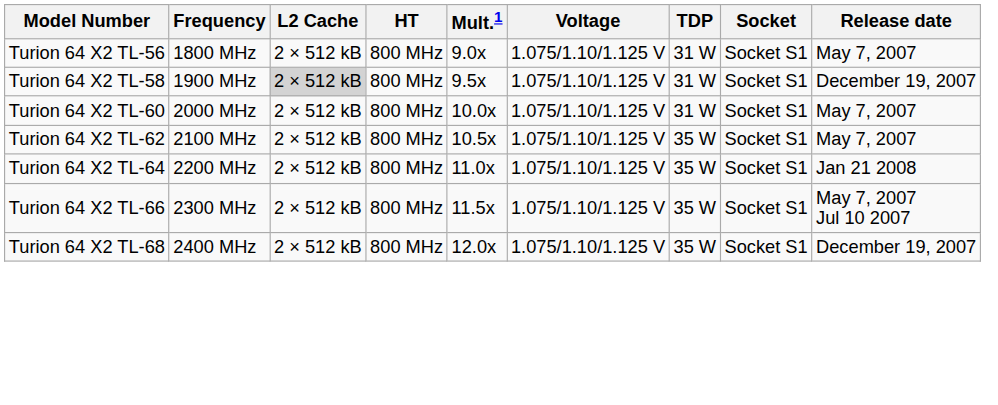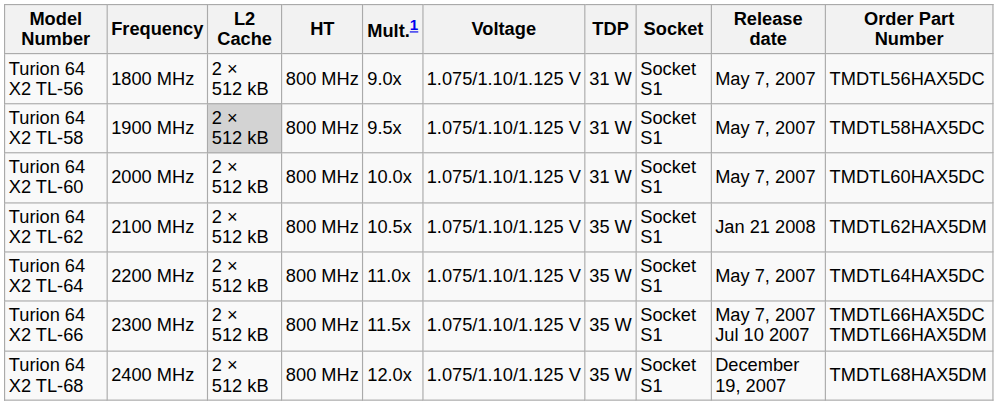+ column: (909, 29)
(896, 81) December 19, 2007 -> (765, 128) May 7, 2007
(866, 139) May 7, 2007 -> (765, 227) Jan 21 2008
(866, 168) Jan 21 2008 -> (765, 276) May 7, 2007
